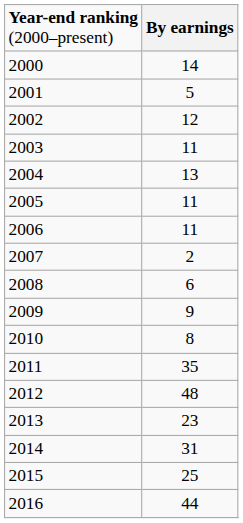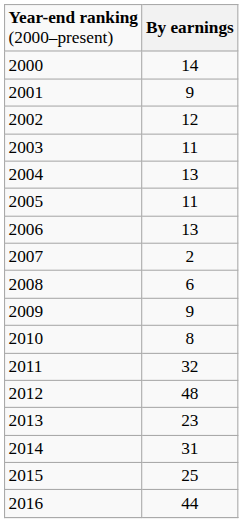(190, 92) 5 -> (190, 92) 9
(190, 229) 11 -> (190, 229) 13
(190, 366) 35 -> (190, 366) 32
